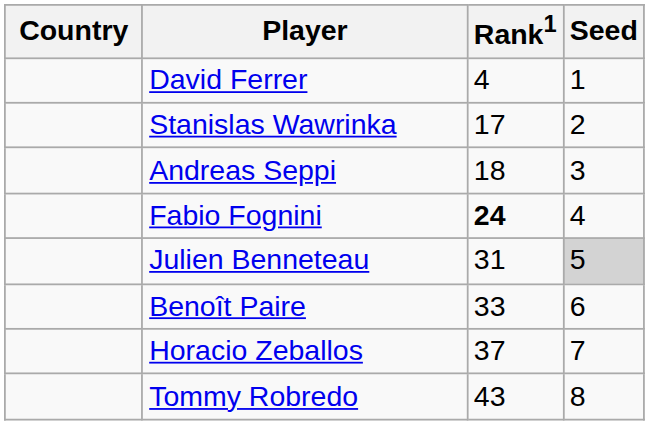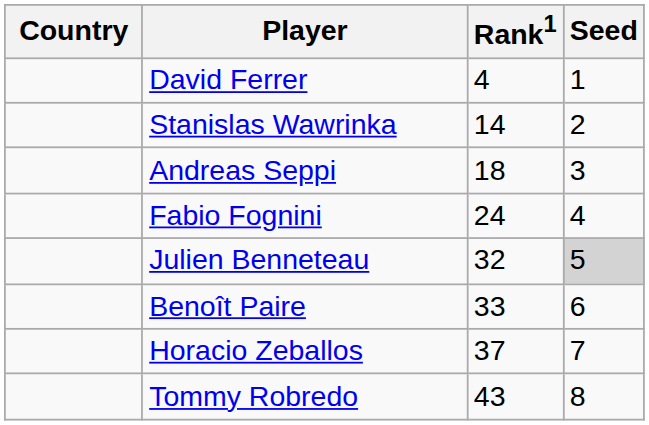(490, 125) 17 -> (490, 125) 14
(490, 215) bold -> (490, 215) normal
(490, 260) 31 -> (490, 260) 32
